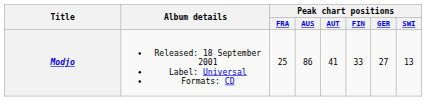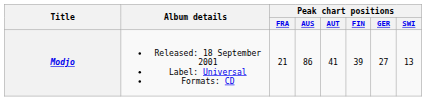(283, 63) 25 -> (283, 63) 21
(358, 63) 33 -> (358, 63) 39
